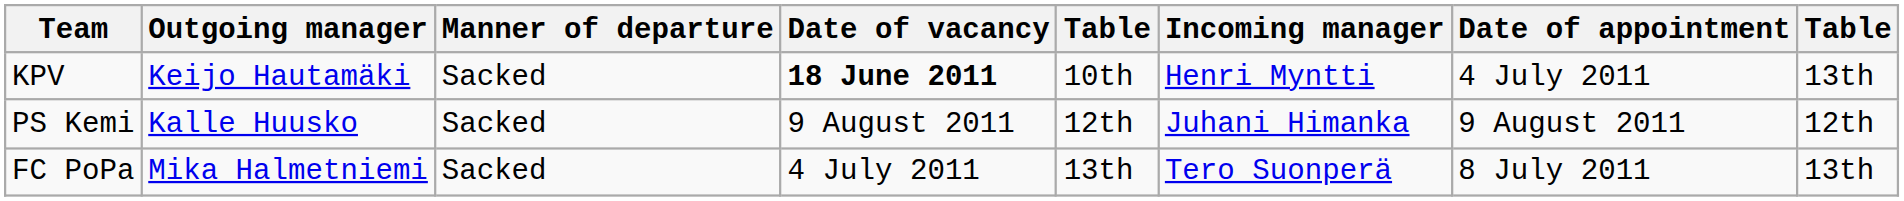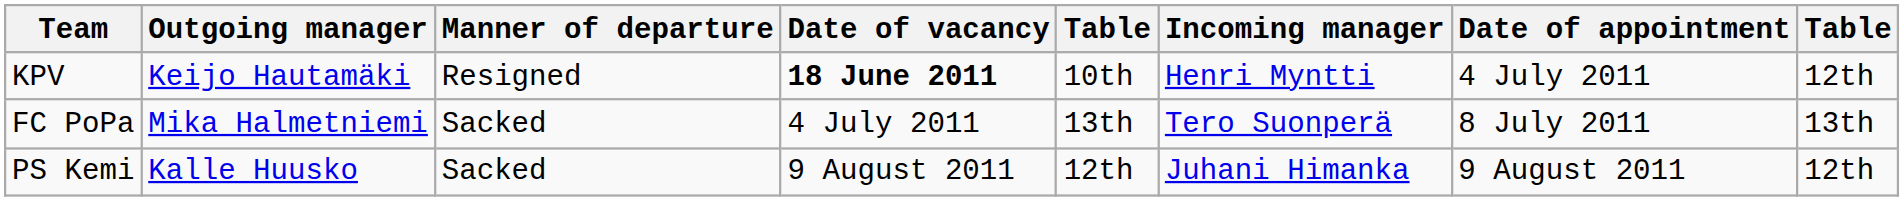(494, 76) Sacked -> (512, 76) Resigned
(1839, 76) 13th -> (1839, 76) 12th
rows swapped: (73, 171) <-> (73, 124)
